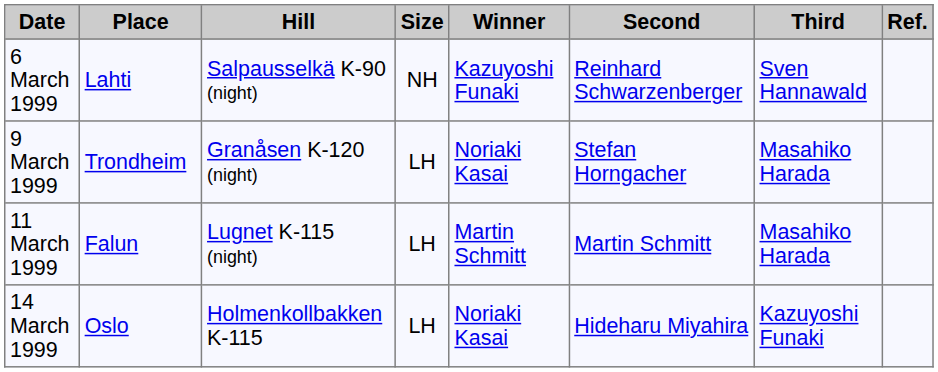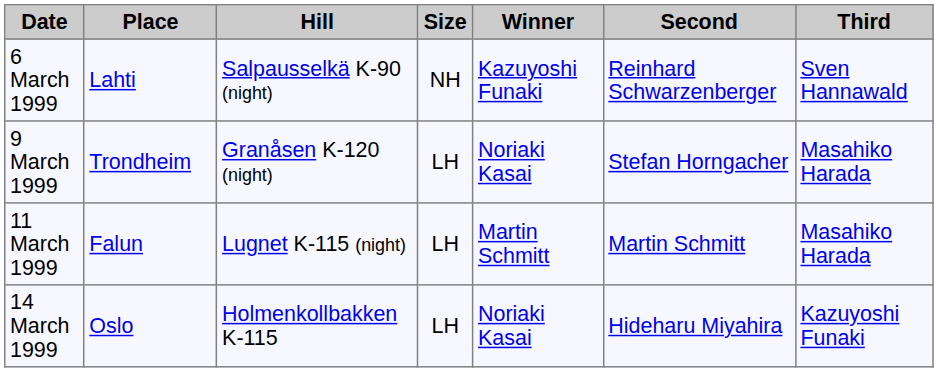- column: (907, 22)
